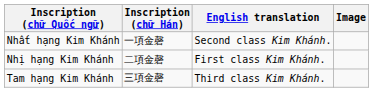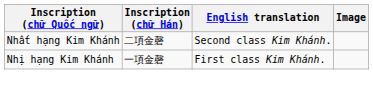(144, 41) 一項金磬 -> (144, 41) 二項金磬
(144, 59) 二項金磬 -> (144, 59) 一項金磬
- row: (60, 78)
